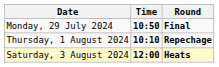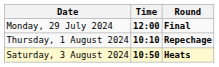(146, 26) 10:50 -> (146, 26) 12:00
(146, 55) 12:00 -> (146, 55) 10:50
